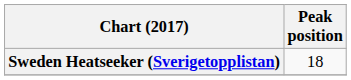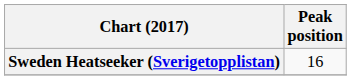(315, 61) 18 -> (315, 61) 16
